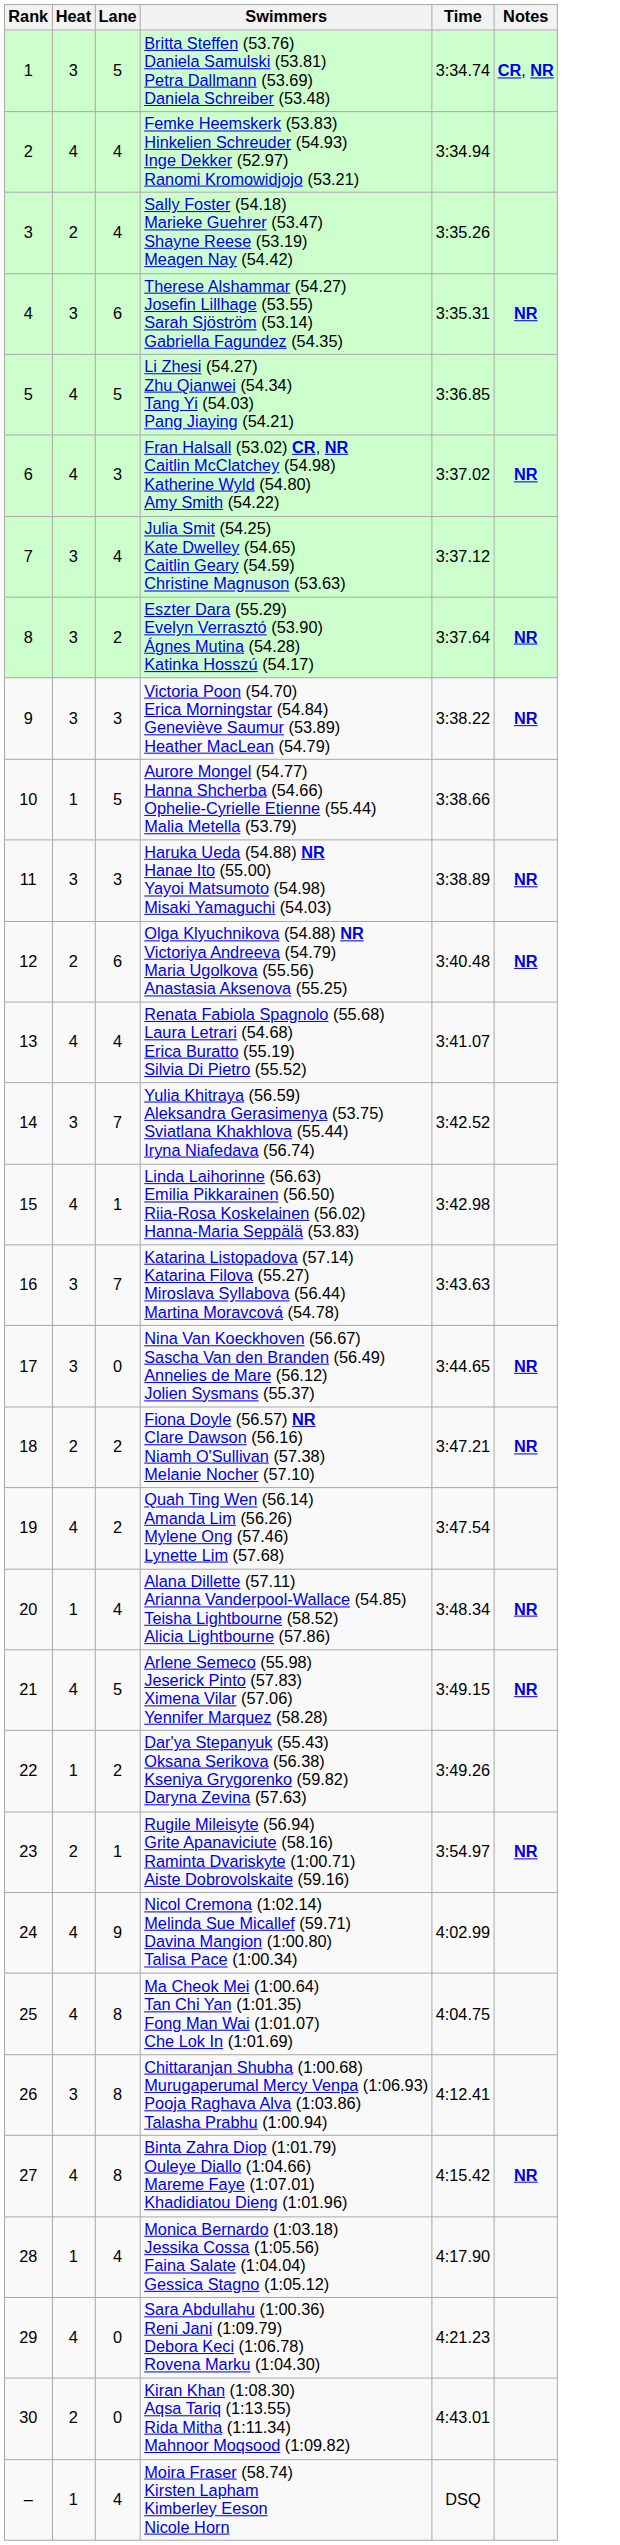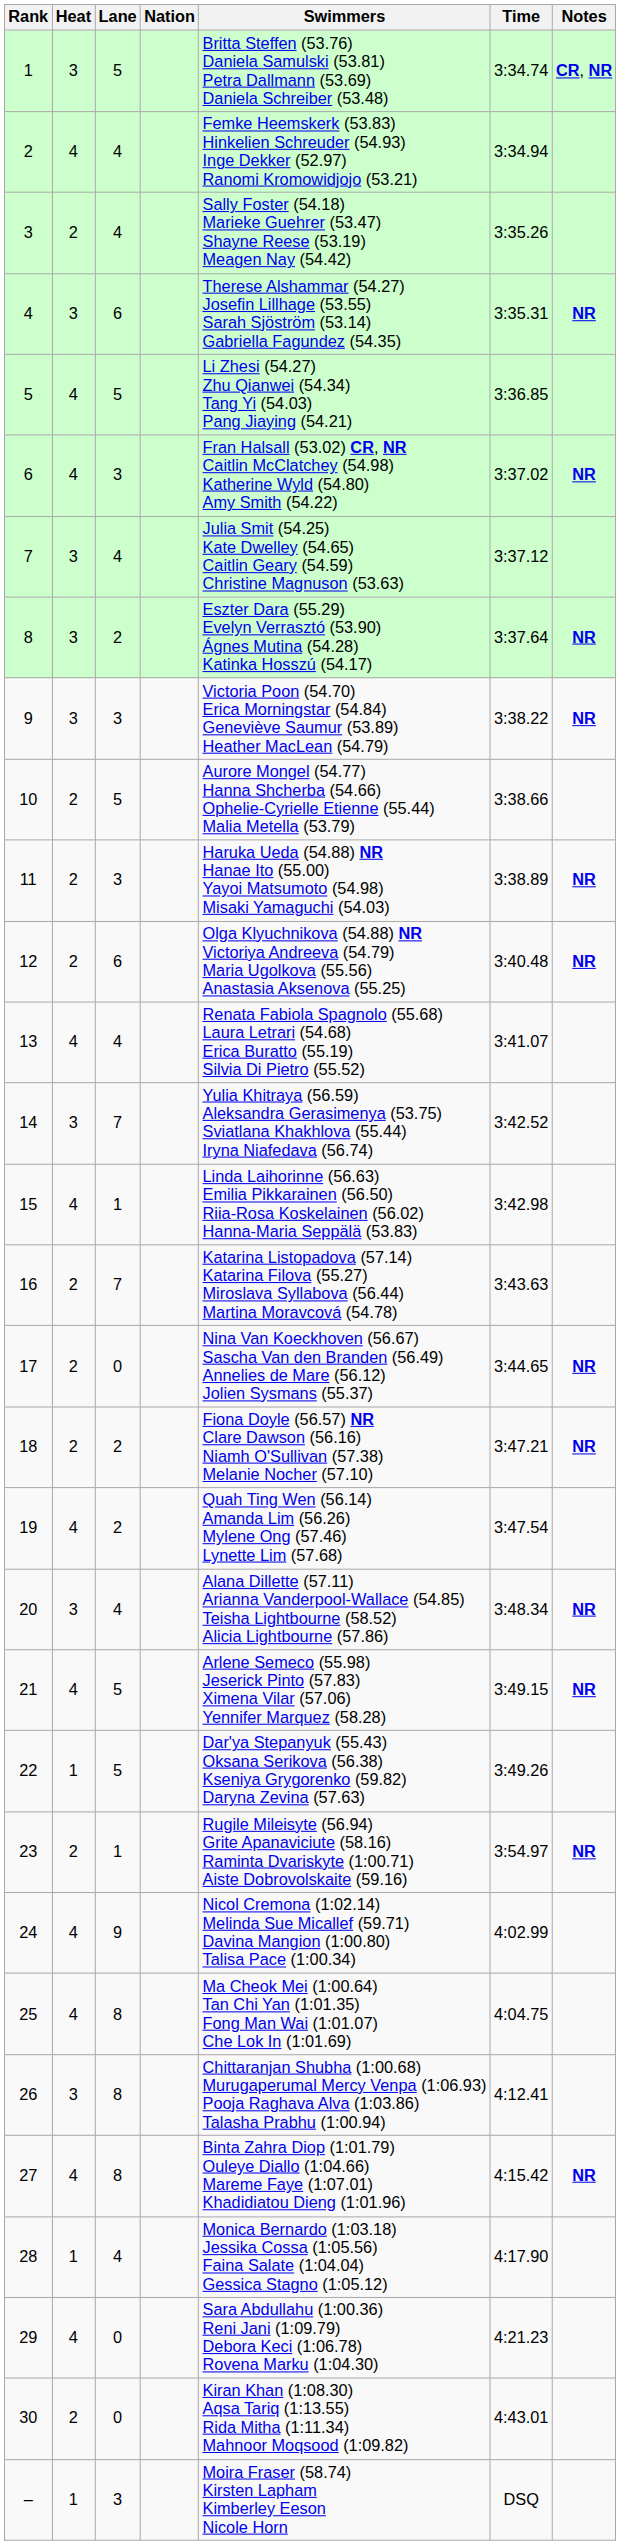+ column: (170, 17)
(73, 799) 1 -> (73, 799) 2
(73, 880) 3 -> (73, 880) 2
(73, 1285) 3 -> (73, 1285) 2
(73, 1366) 3 -> (73, 1366) 2
(73, 1609) 1 -> (73, 1609) 3
(118, 1771) 2 -> (118, 1771) 5
(118, 2499) 4 -> (118, 2499) 3
